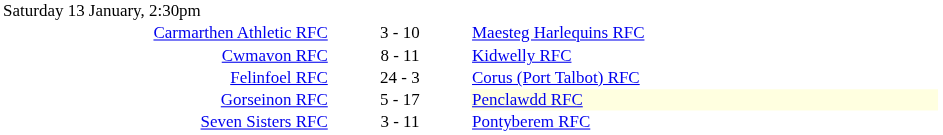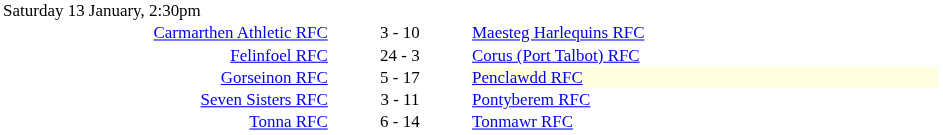- row: (275, 55)
+ row: (289, 122)
